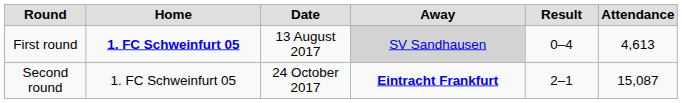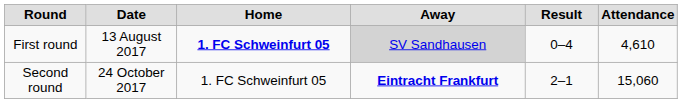columns swapped: (306, 15) <-> (173, 15)
(638, 44) 4,613 -> (638, 44) 4,610
(638, 80) 15,087 -> (638, 80) 15,060
